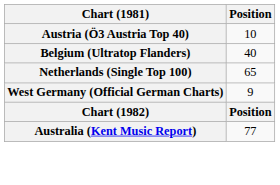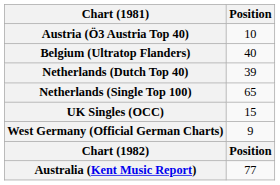+ row: (115, 72)
+ row: (115, 111)
